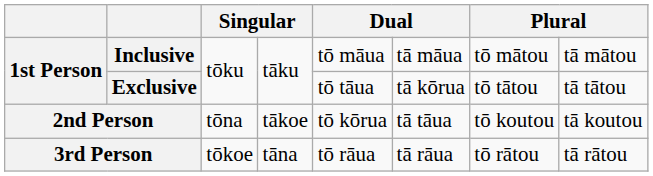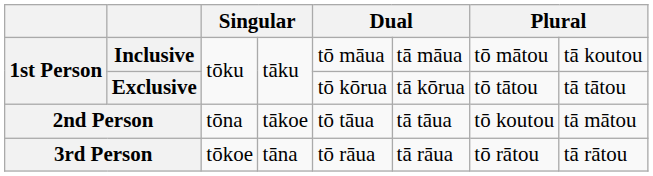(600, 54) tā mātou -> (603, 54) tā koutou
(346, 87) tō tāua -> (352, 87) tō kōrua
(352, 120) tō kōrua -> (346, 120) tō tāua
(603, 120) tā koutou -> (600, 120) tā mātou
